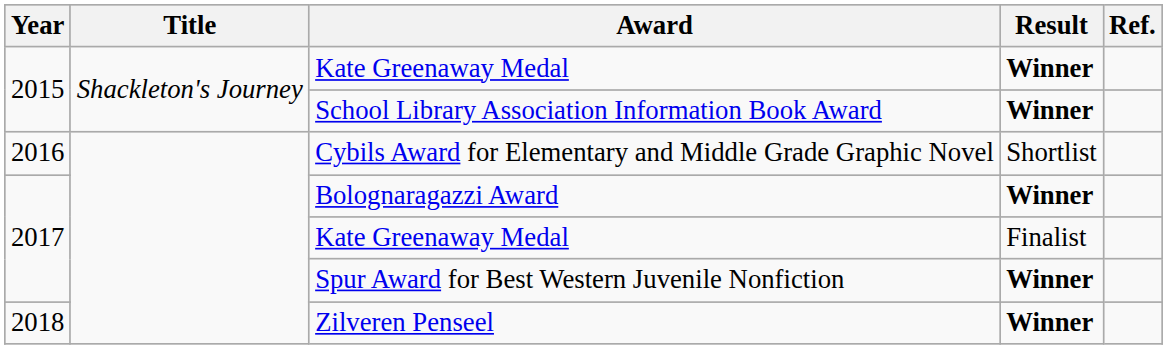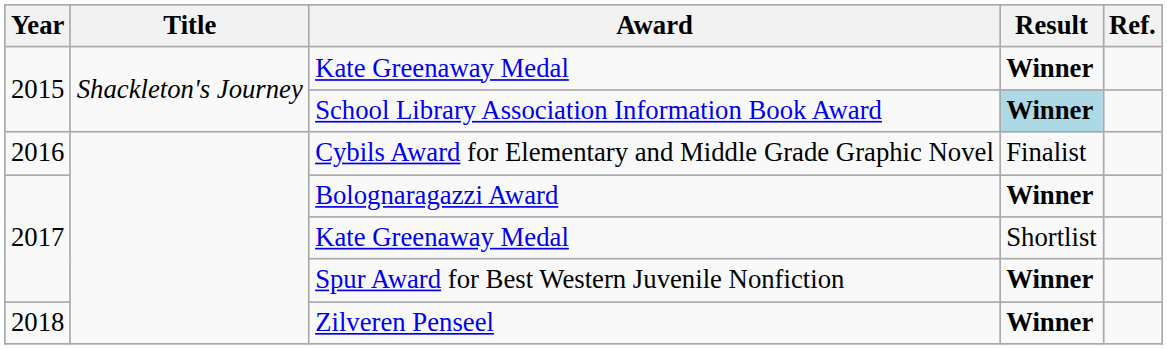(1050, 110) no background -> (1050, 110) lightblue background
(1051, 152) Shortlist -> (1046, 152) Finalist
(1046, 237) Finalist -> (1051, 237) Shortlist
